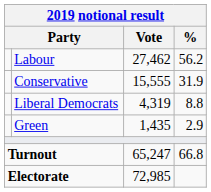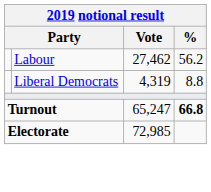- row: (51, 81)
- row: (31, 125)
(191, 154) normal -> (191, 110) bold
